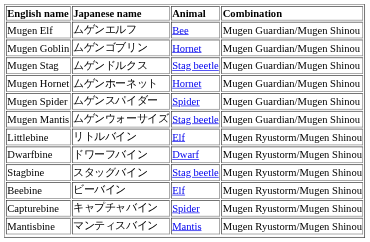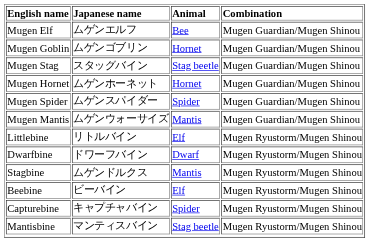(110, 65) ムゲンドルクス -> (110, 65) スタッグバイン
(195, 119) Stag beetle -> (187, 119) Mantis
(110, 172) スタッグバイン -> (110, 172) ムゲンドルクス
(195, 172) Stag beetle -> (187, 172) Mantis
(187, 226) Mantis -> (195, 226) Stag beetle
